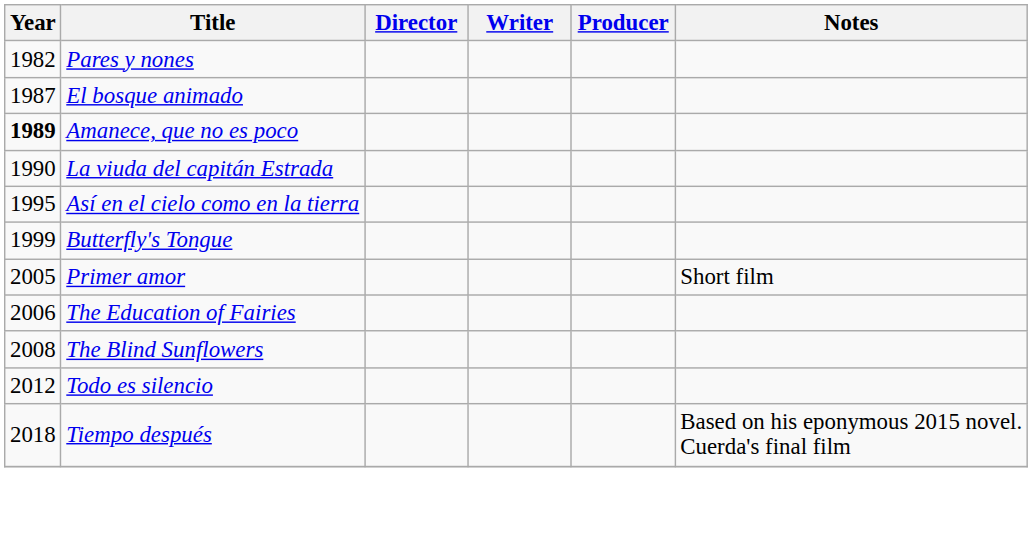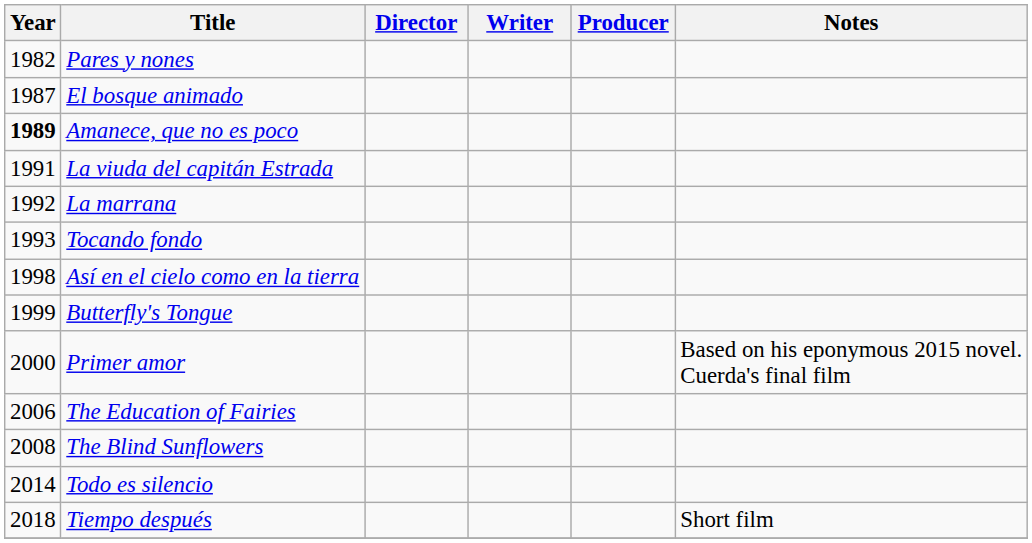(33, 167) 1990 -> (33, 167) 1991
+ row: (121, 204)
+ row: (134, 240)
(33, 204) 1995 -> (33, 276) 1998
(33, 276) 2005 -> (33, 362) 2000
(727, 276) Short film -> (851, 362) Based on his eponymous 2015 novel. Cuerda's final film
(33, 385) 2012 -> (33, 483) 2014
(851, 434) Based on his eponymous 2015 novel. Cuerda's final film -> (727, 520) Short film
